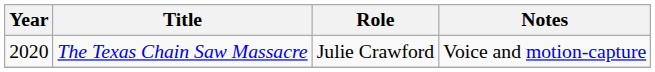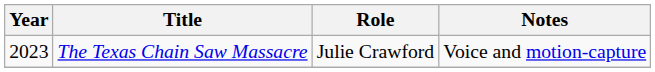(29, 51) 2020 -> (29, 51) 2023
